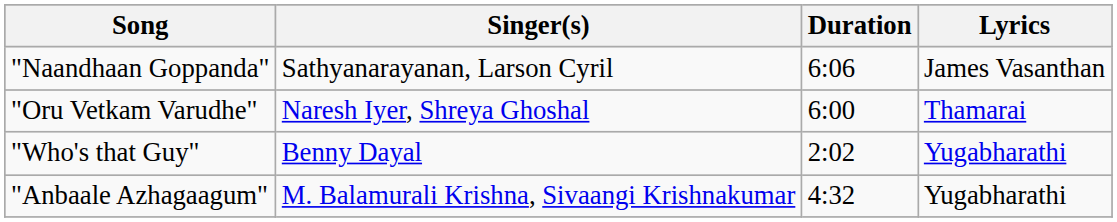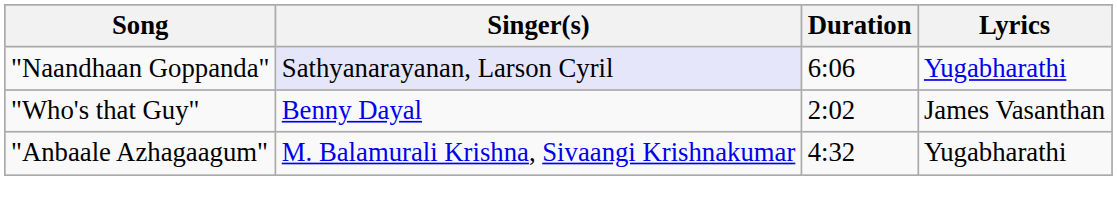(448, 68) no background -> (448, 68) lavender background
(1015, 68) James Vasanthan -> (995, 68) Yugabharathi
- row: (134, 110)
(995, 152) Yugabharathi -> (1015, 110) James Vasanthan
